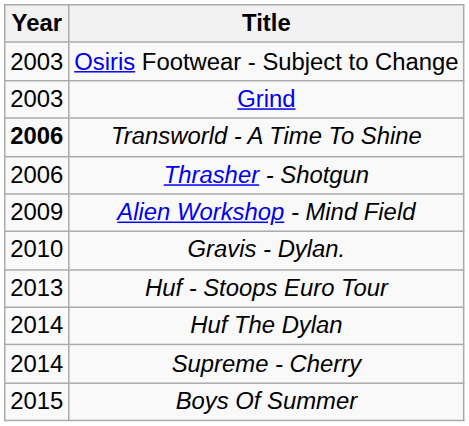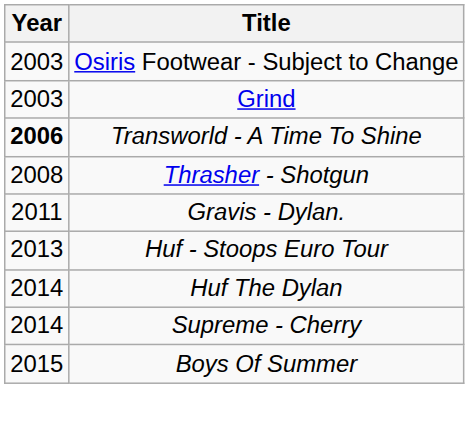(37, 174) 2006 -> (37, 174) 2008
- row: (266, 212)
(37, 250) 2010 -> (37, 212) 2011
